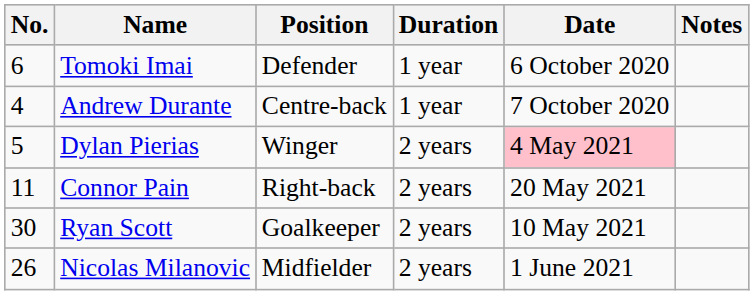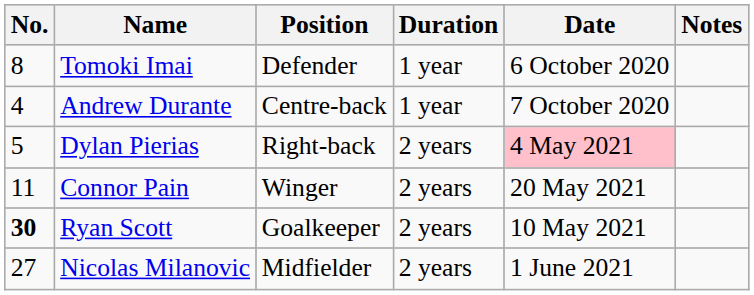(17, 65) 6 -> (17, 65) 8
(300, 146) Winger -> (319, 146) Right-back
(319, 187) Right-back -> (300, 187) Winger
(24, 227) normal -> (24, 227) bold
(24, 268) 26 -> (24, 268) 27
